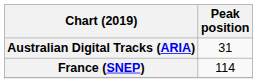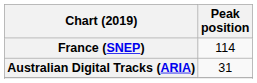rows swapped: (101, 48) <-> (101, 68)
